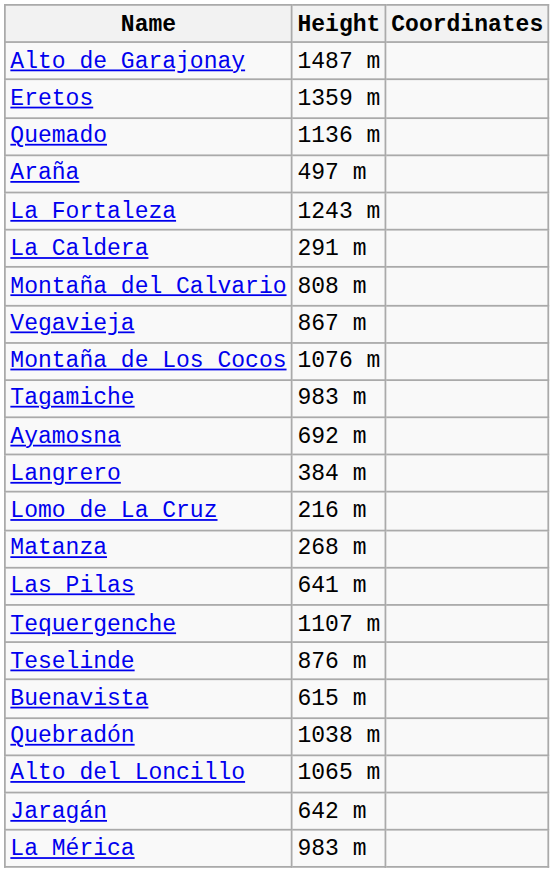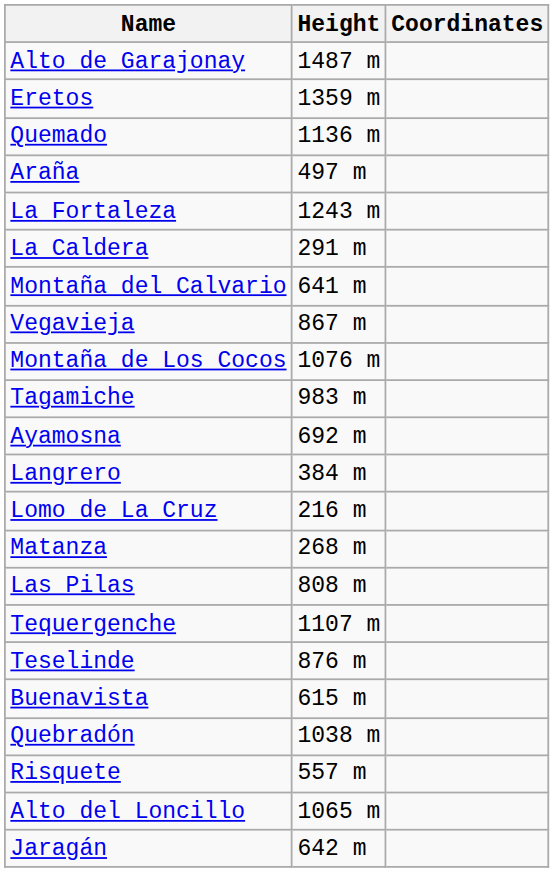(332, 286) 808 m -> (332, 286) 641 m
(332, 586) 641 m -> (332, 586) 808 m
+ row: (66, 774)
- row: (73, 849)
